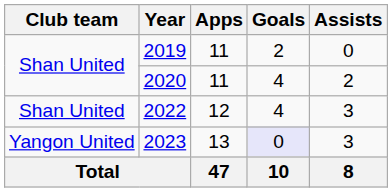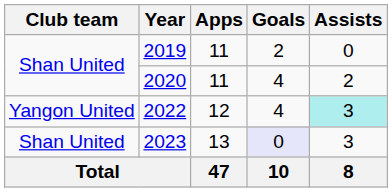(72, 111) Shan United -> (72, 111) Yangon United
(348, 111) no background -> (348, 111) paleturquoise background
(72, 141) Yangon United -> (72, 141) Shan United
